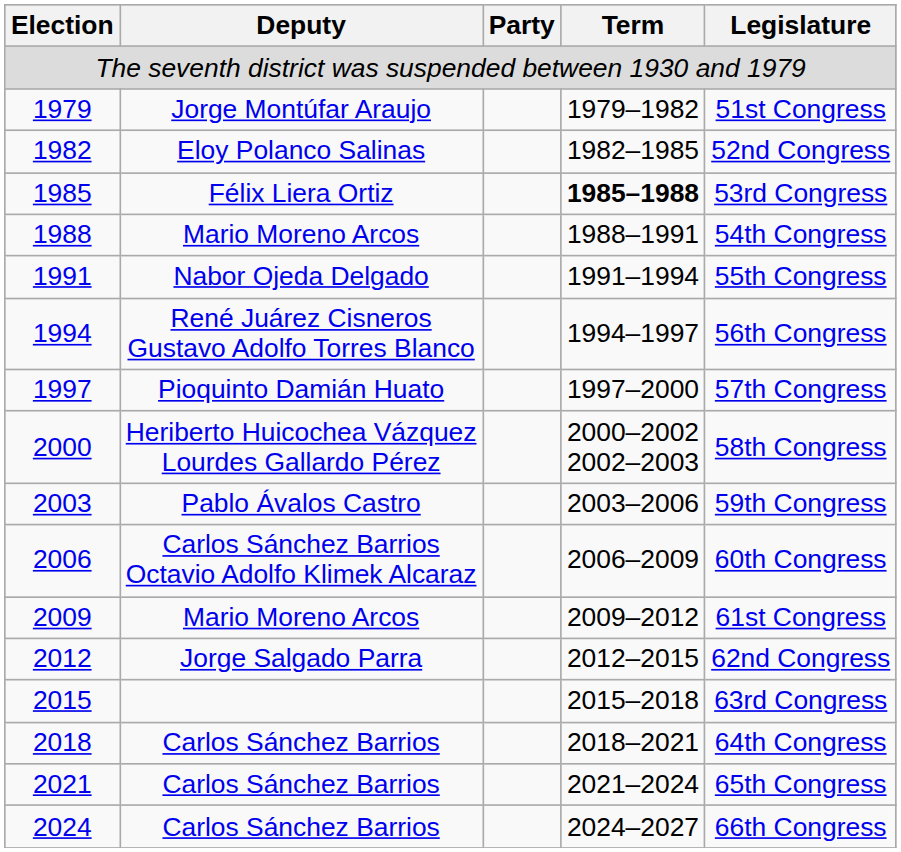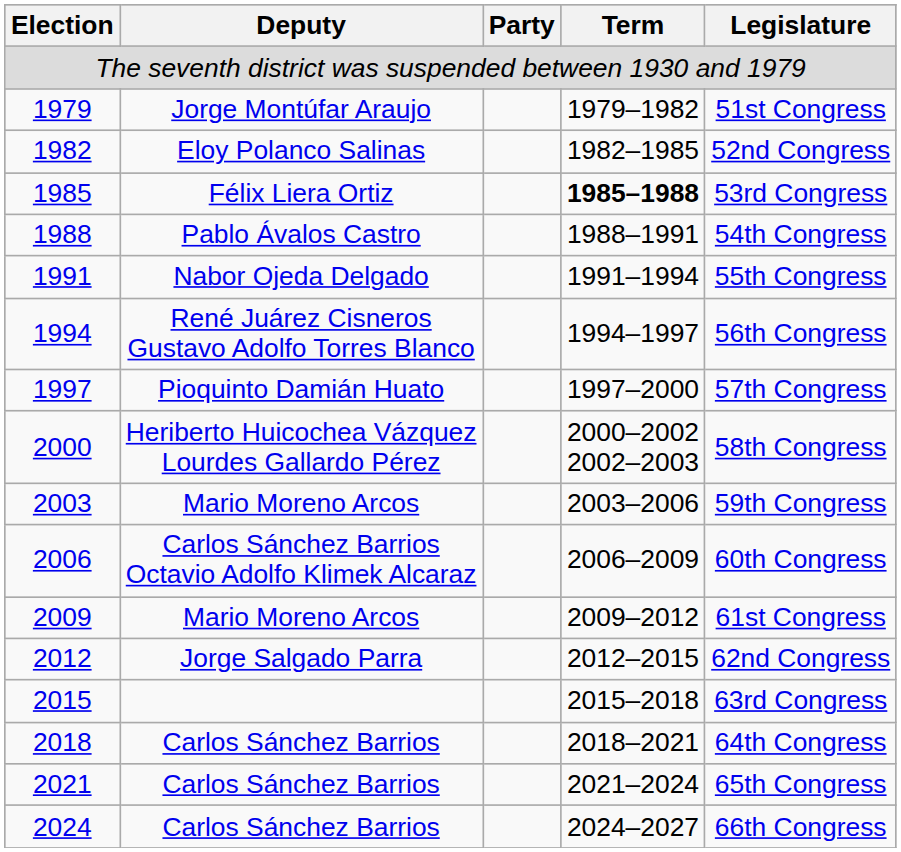(301, 234) Mario Moreno Arcos -> (301, 234) Pablo Ávalos Castro
(301, 503) Pablo Ávalos Castro -> (301, 503) Mario Moreno Arcos
